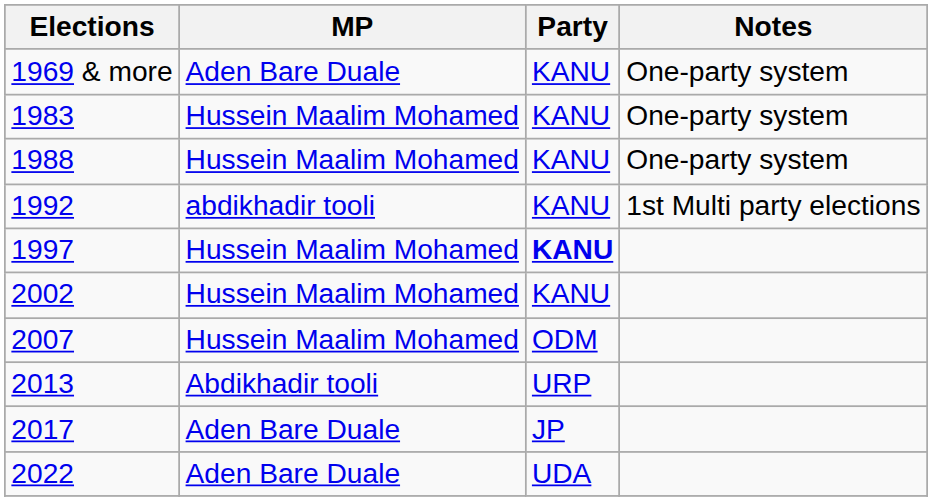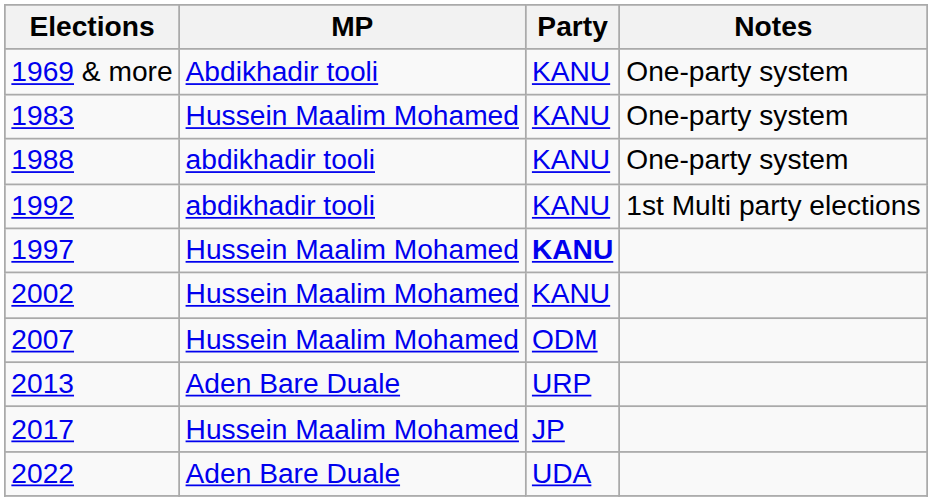(293, 71) Aden Bare Duale -> (282, 71) Abdikhadir tooli
(352, 160) Hussein Maalim Mohamed -> (280, 160) abdikhadir tooli
(282, 384) Abdikhadir tooli -> (293, 384) Aden Bare Duale
(293, 428) Aden Bare Duale -> (352, 428) Hussein Maalim Mohamed
